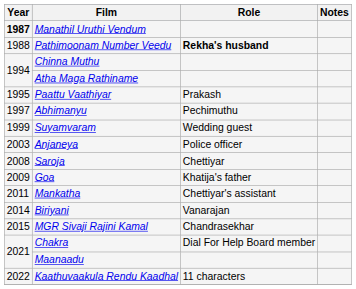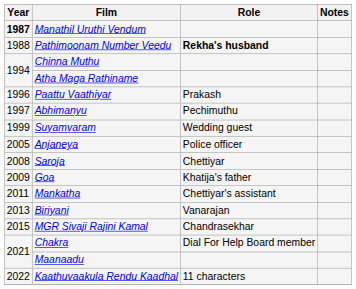(18, 95) 1995 -> (18, 95) 1996
(18, 144) 2003 -> (18, 144) 2005
(18, 210) 2014 -> (18, 210) 2013
